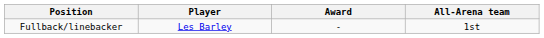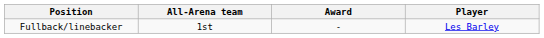columns swapped: (205, 12) <-> (472, 12)
